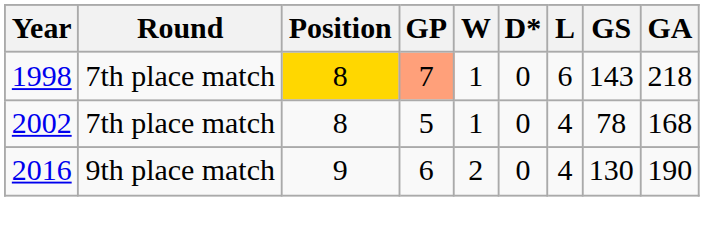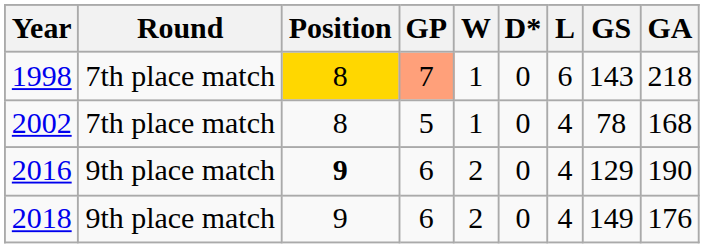(340, 170) normal -> (340, 170) bold
(611, 170) 130 -> (611, 170) 129
+ row: (42, 218)
